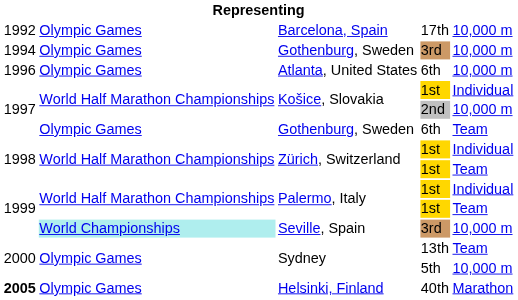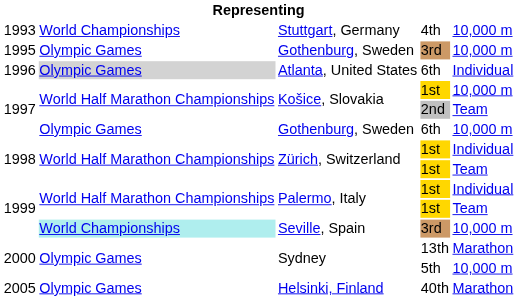- row: (333, 30)
+ row: (339, 30)
(20, 50) 1994 -> (20, 50) 1995
(91, 70) no background -> (91, 70) lightgrey background
(483, 70) 10,000 m -> (483, 70) Individual
(483, 90) Individual -> (483, 90) 10,000 m
(483, 109) 10,000 m -> (470, 109) Team
(470, 129) Team -> (483, 129) 10,000 m
(470, 248) Team -> (483, 248) Marathon
(20, 288) bold -> (20, 288) normal
